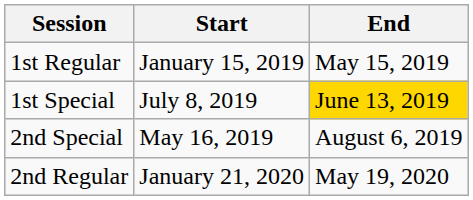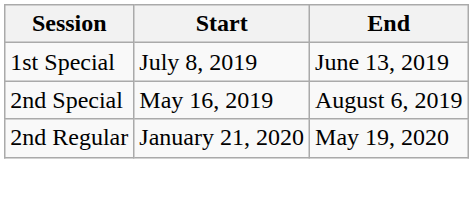- row: (65, 61)
(382, 99) gold background -> (382, 61) no background
